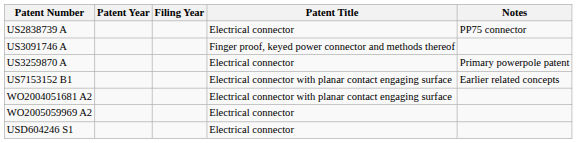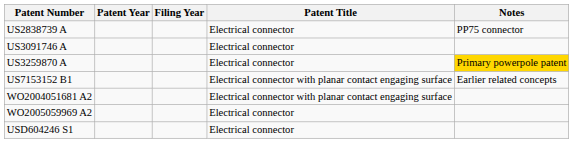(332, 46) Finger proof, keyed power connector and methods thereof -> (252, 46) Electrical connector
(515, 63) no background -> (512, 63) gold background
